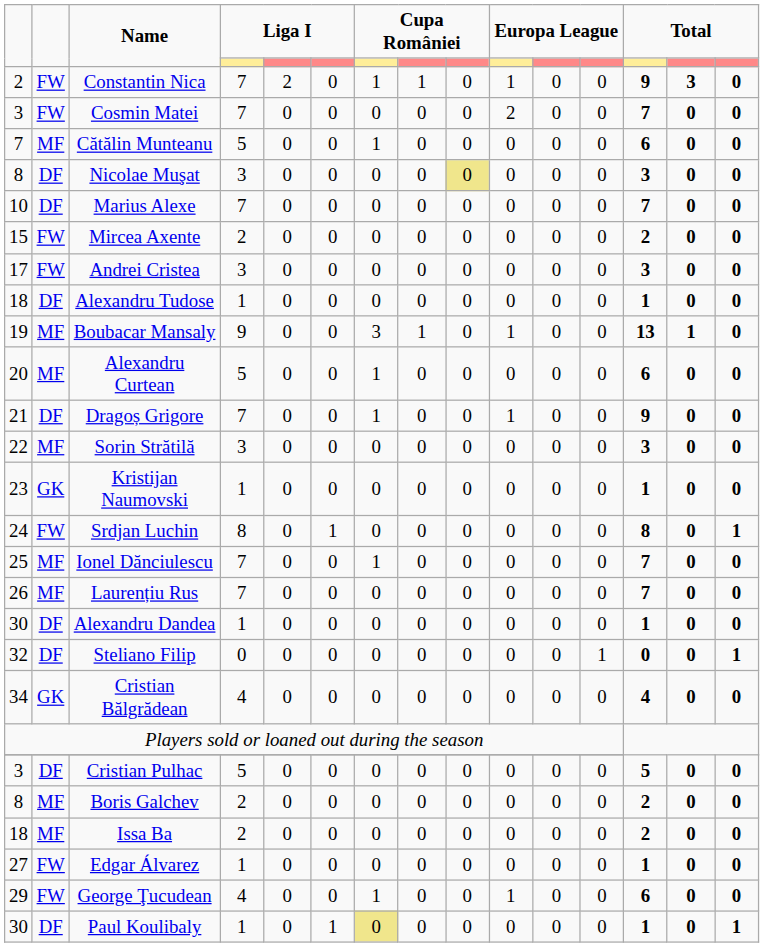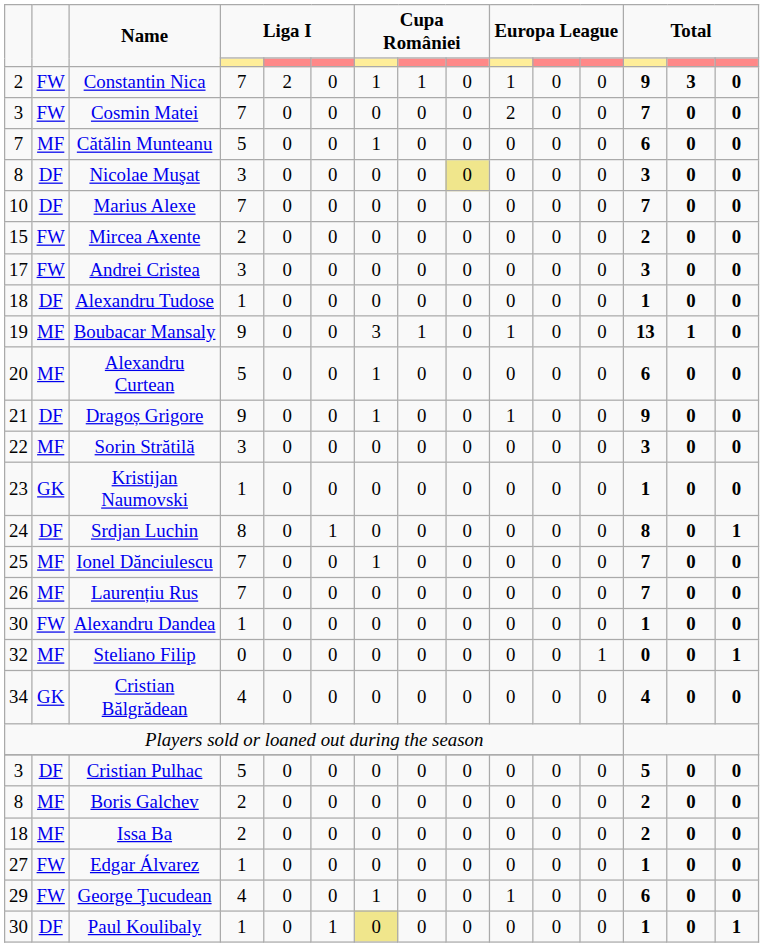(242, 415) 7 -> (242, 415) 9
(51, 531) FW -> (51, 531) DF
(51, 624) DF -> (51, 624) FW
(51, 655) DF -> (51, 655) MF
